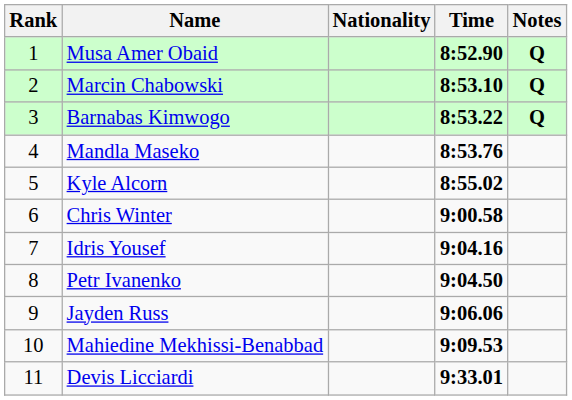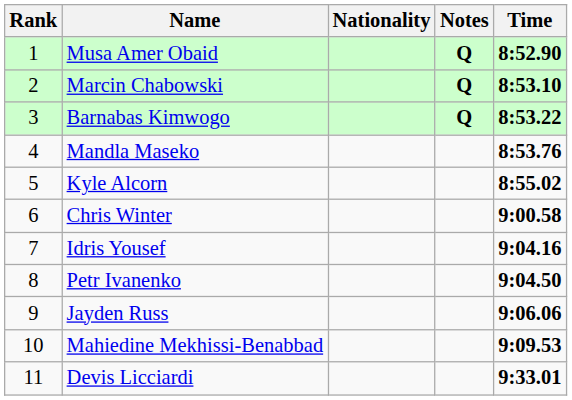columns swapped: (471, 20) <-> (537, 20)
